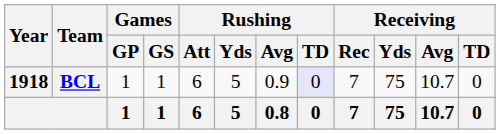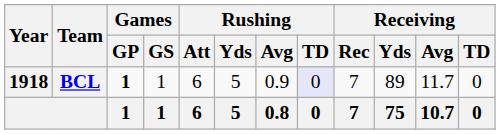(126, 81) normal -> (126, 81) bold
(395, 81) 75 -> (395, 81) 89
(437, 81) 10.7 -> (437, 81) 11.7
